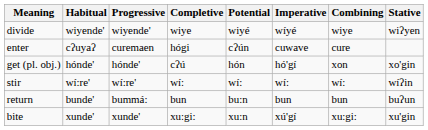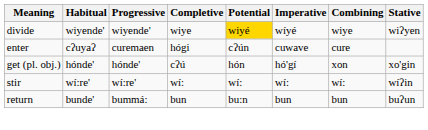(239, 30) no background -> (239, 30) gold background
- row: (15, 116)
